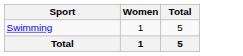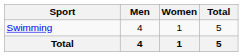+ column: (140, 12)
